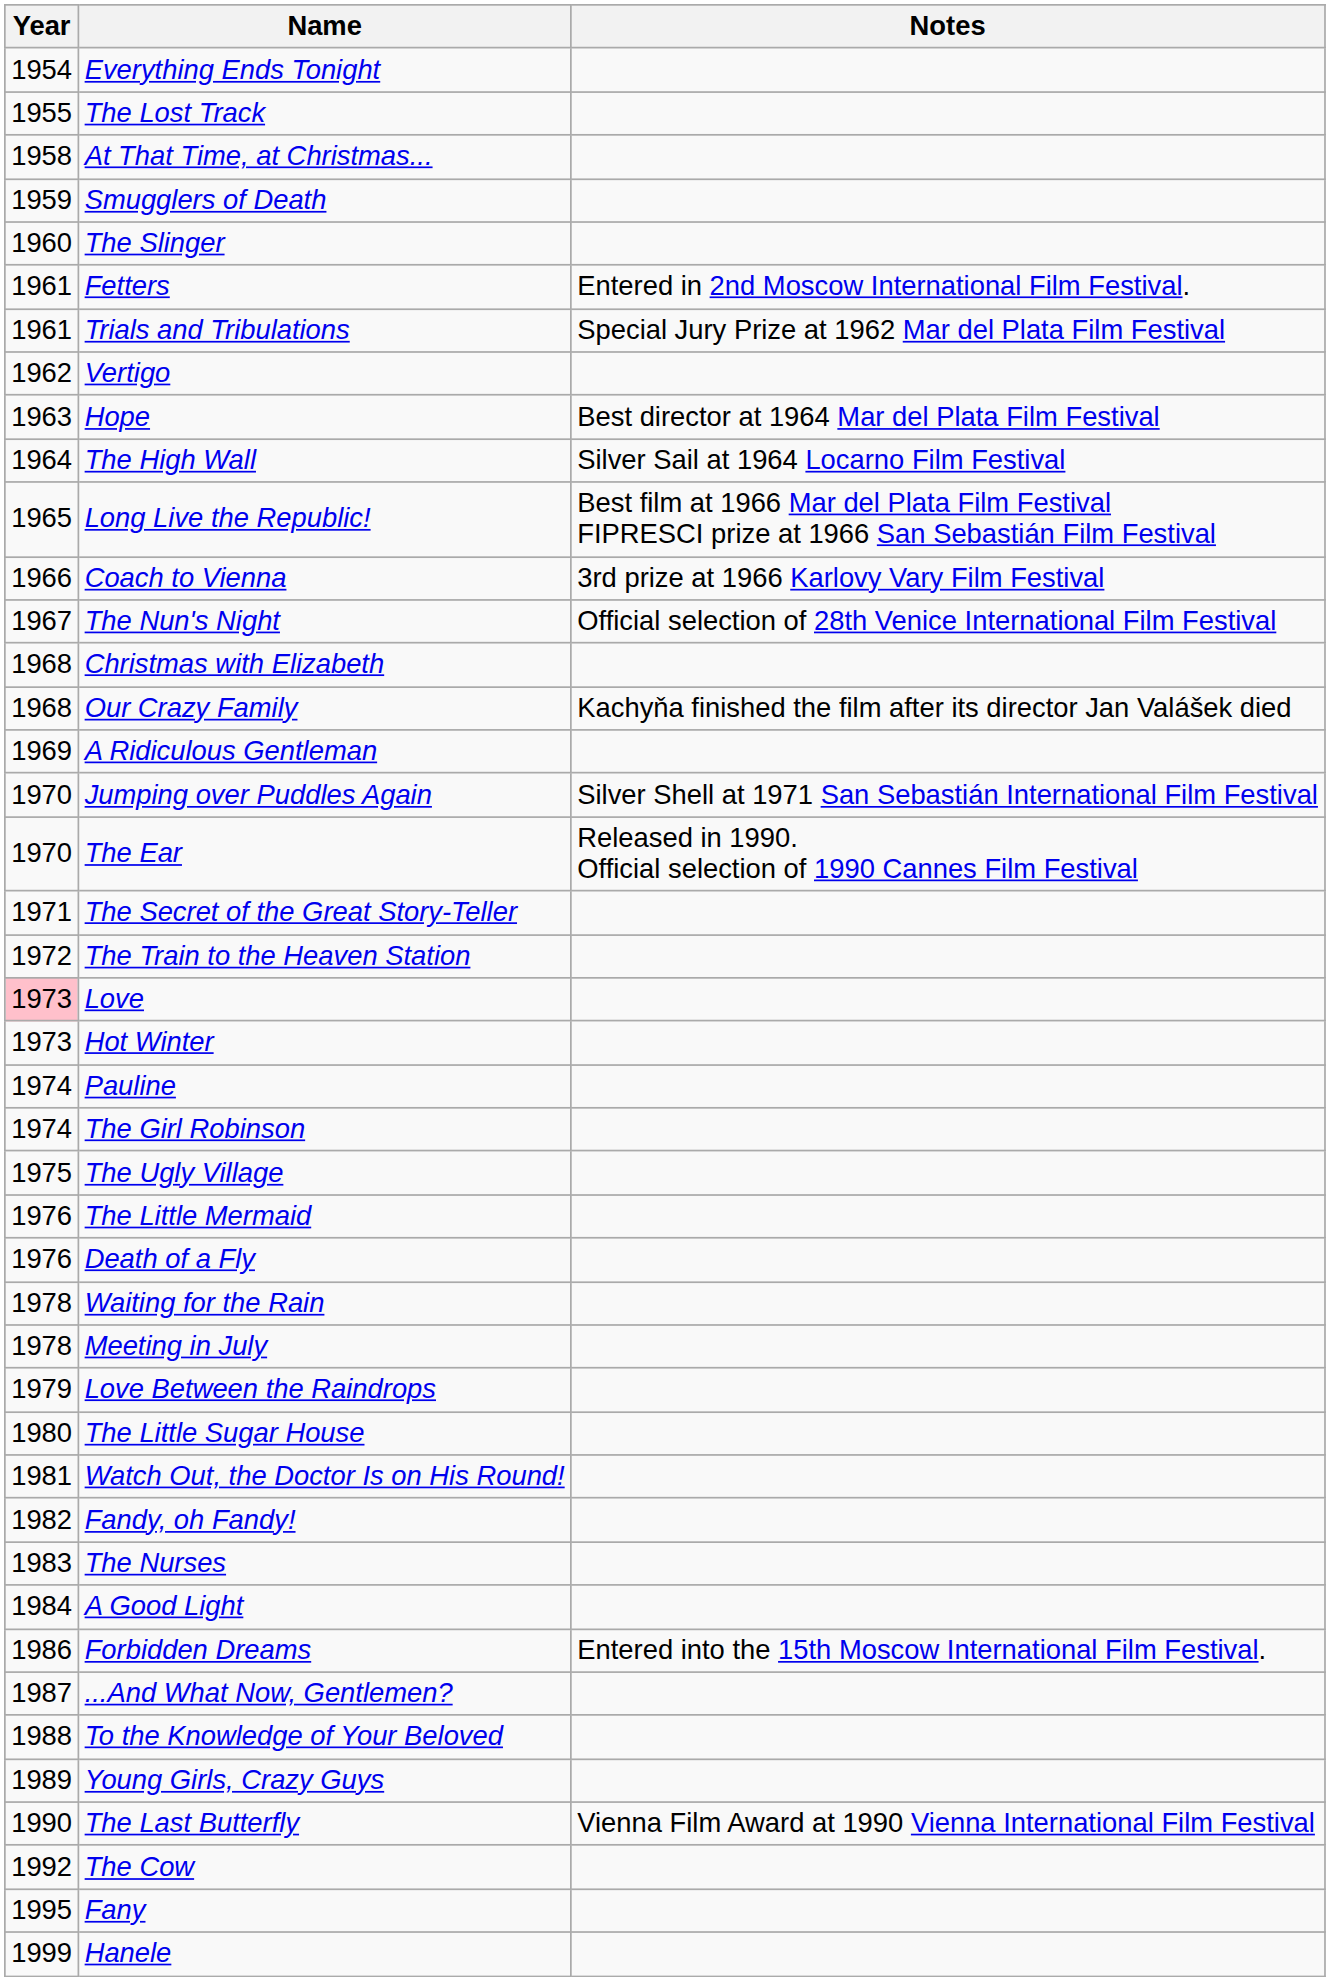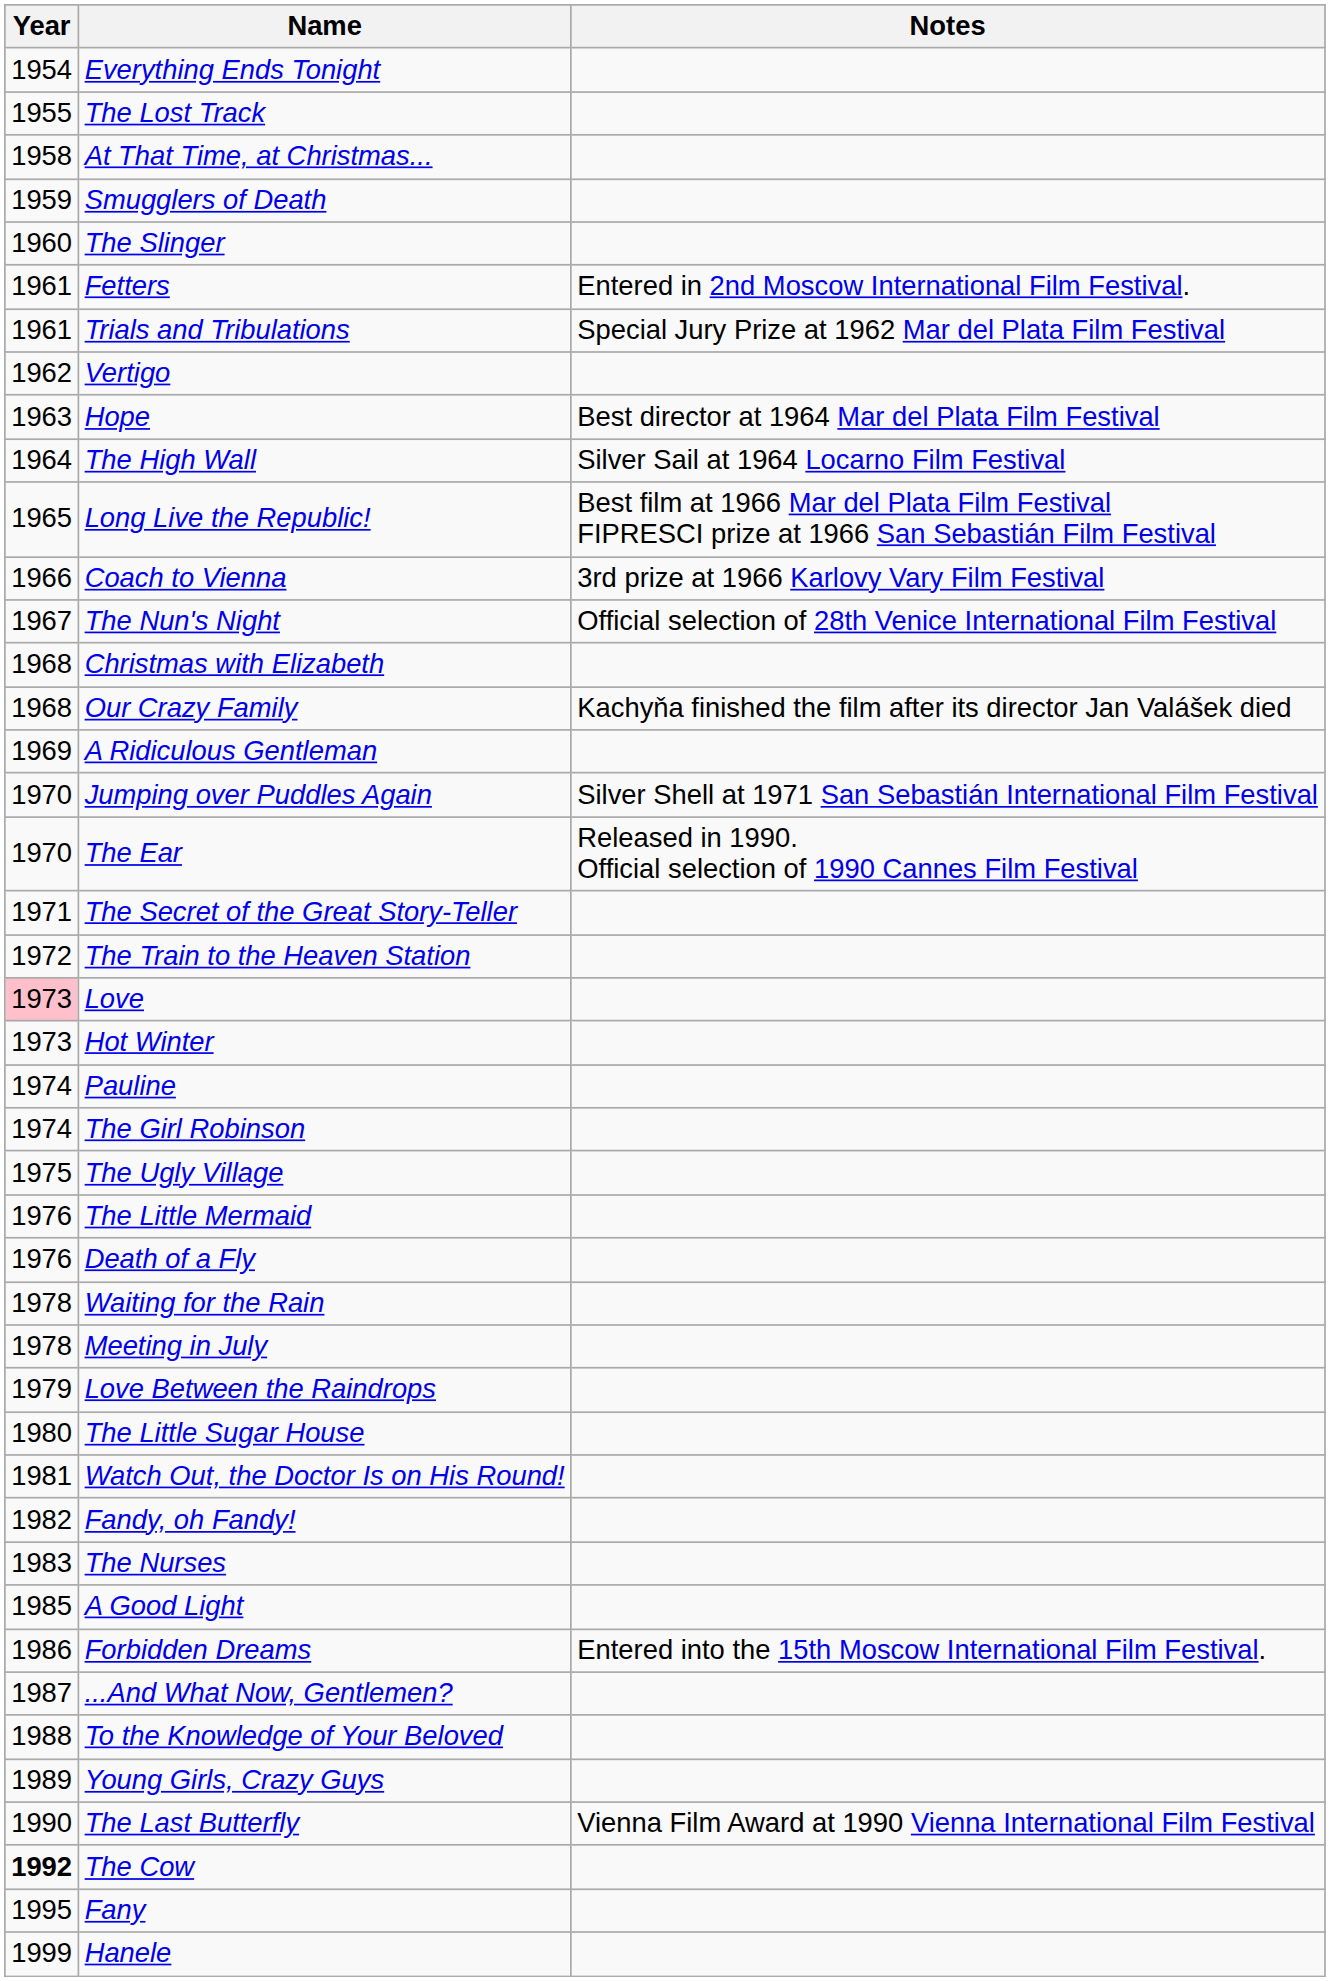(42, 1606) 1984 -> (42, 1606) 1985
(42, 1866) normal -> (42, 1866) bold
